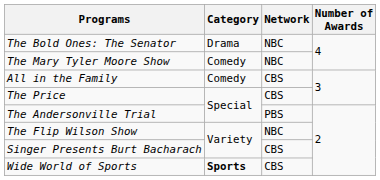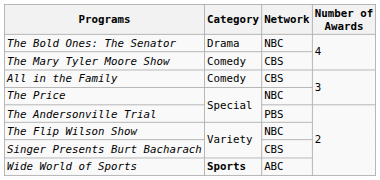(274, 61) NBC -> (274, 61) CBS
(274, 96) CBS -> (274, 96) NBC
(274, 166) CBS -> (274, 166) ABC
